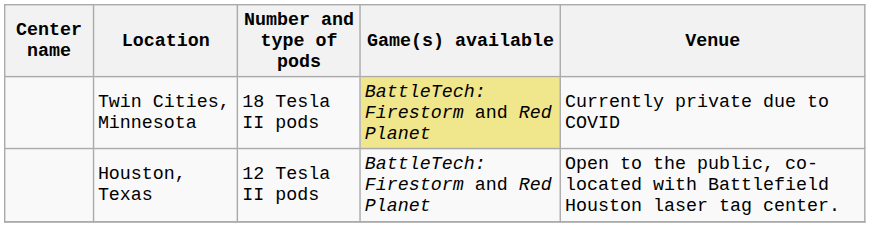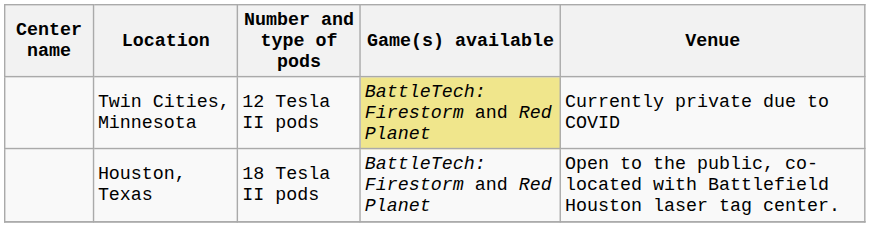(286, 113) 18 Tesla II pods -> (286, 113) 12 Tesla II pods
(286, 185) 12 Tesla II pods -> (286, 185) 18 Tesla II pods
